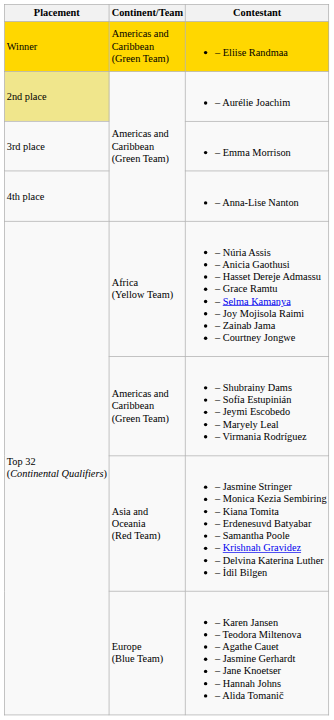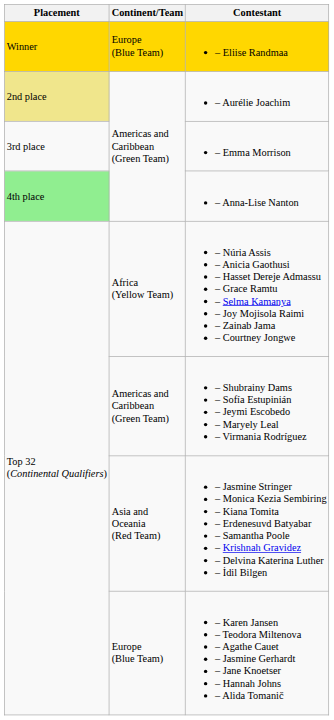(140, 46) Americas and Caribbean (Green Team) -> (137, 46) Europe (Blue Team)
(26, 196) no background -> (26, 196) lightgreen background
